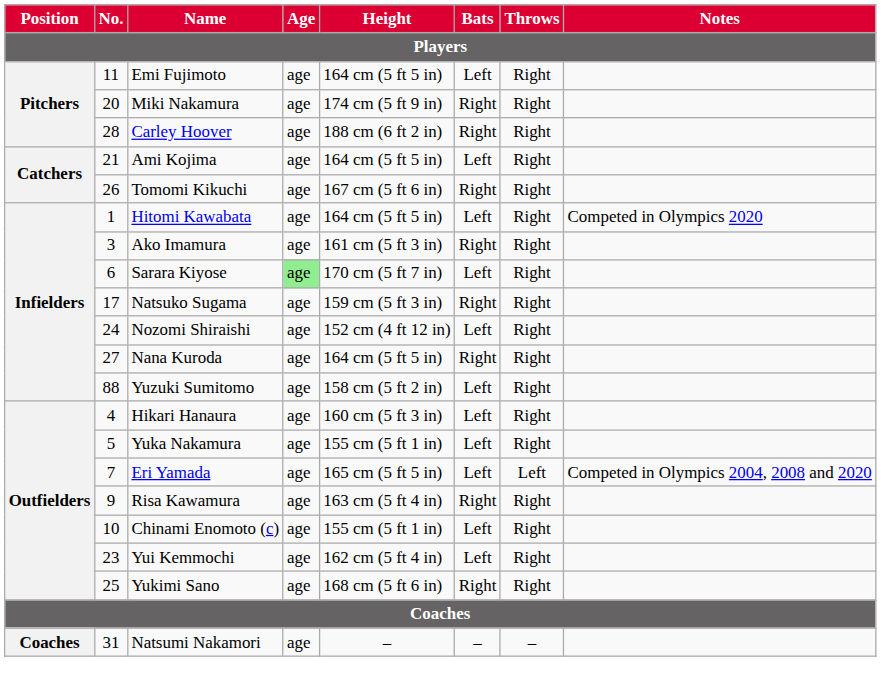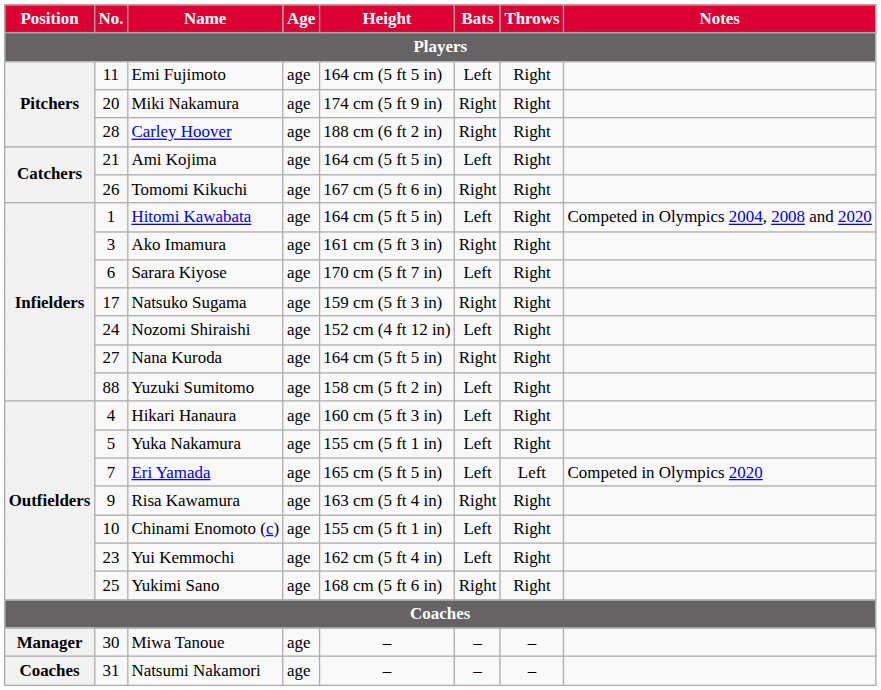(665, 217) Competed in Olympics 2020 -> (720, 217) Competed in Olympics 2004, 2008 and 2020
(299, 274) lightgreen background -> (299, 274) no background
(720, 472) Competed in Olympics 2004, 2008 and 2020 -> (665, 472) Competed in Olympics 2020
+ row: (178, 642)
